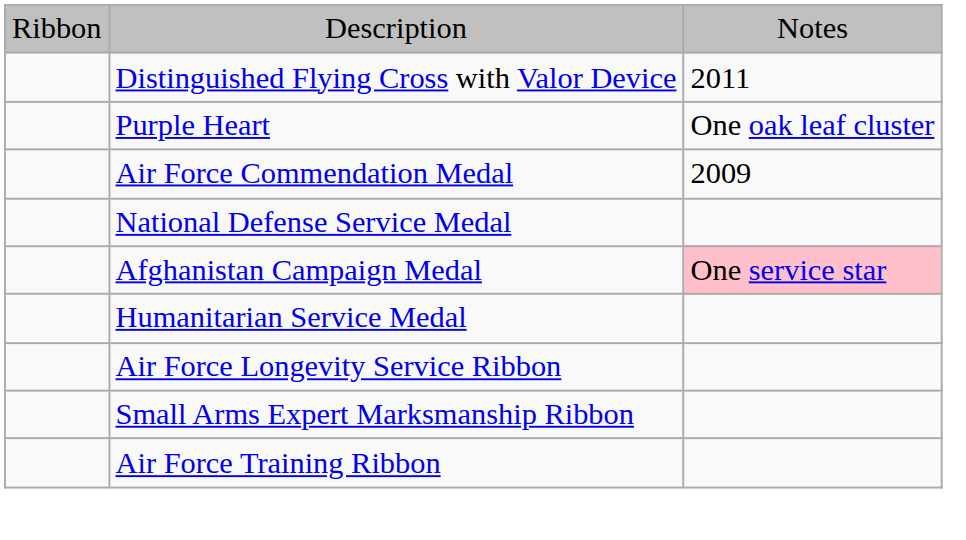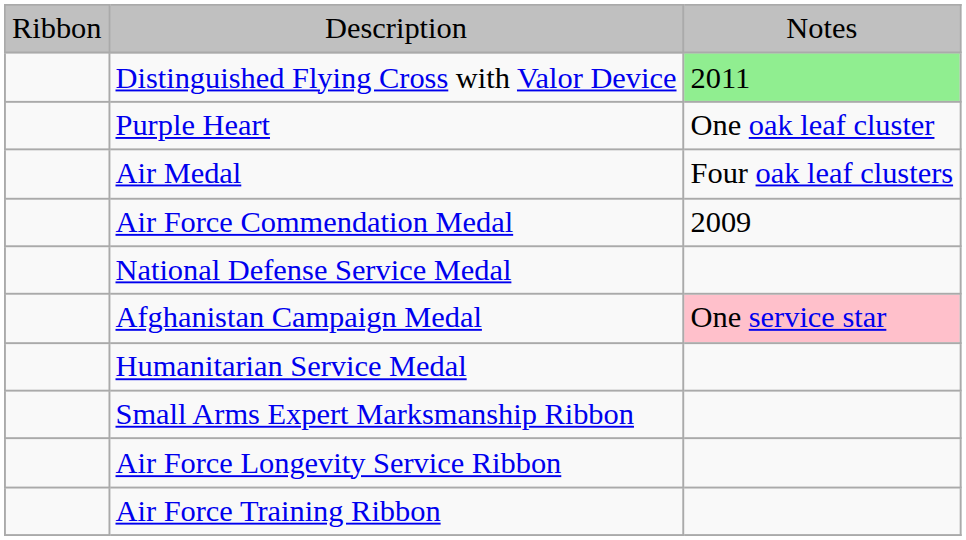(720, 76) no background -> (720, 76) lightgreen background
+ row: (178, 173)
rows swapped: (338, 366) <-> (375, 414)
